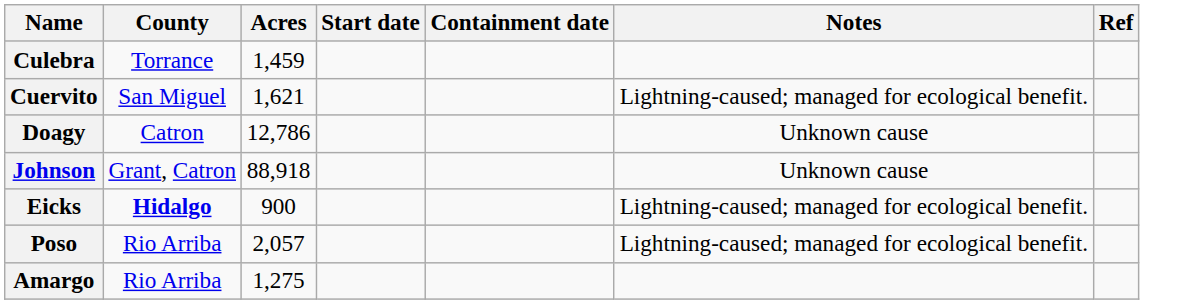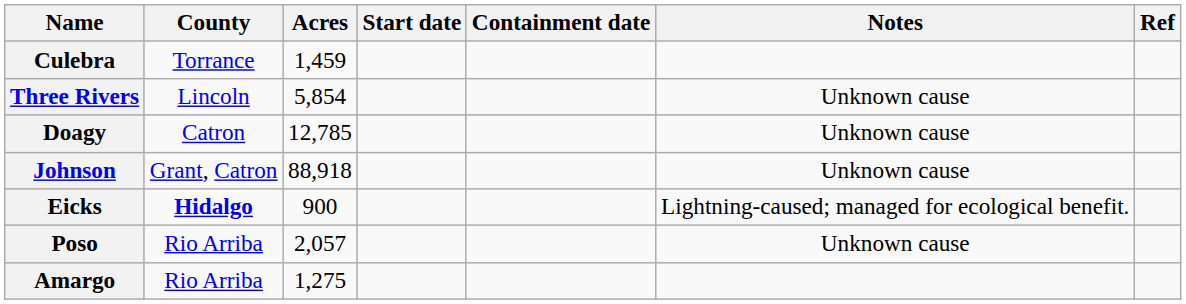+ row: (75, 96)
- row: (54, 96)
(279, 133) 12,786 -> (320, 133) 12,785
(854, 243) Lightning-caused; managed for ecological benefit. -> (895, 243) Unknown cause
